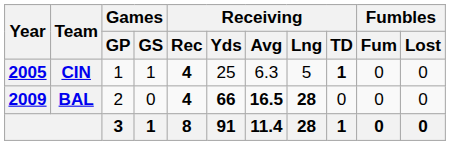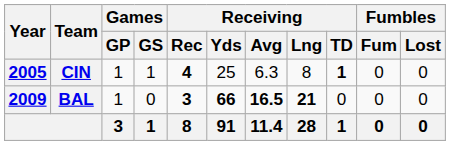(307, 72) 5 -> (307, 72) 8
(118, 99) 2 -> (118, 99) 1
(187, 99) 4 -> (187, 99) 3
(307, 99) 28 -> (307, 99) 21
